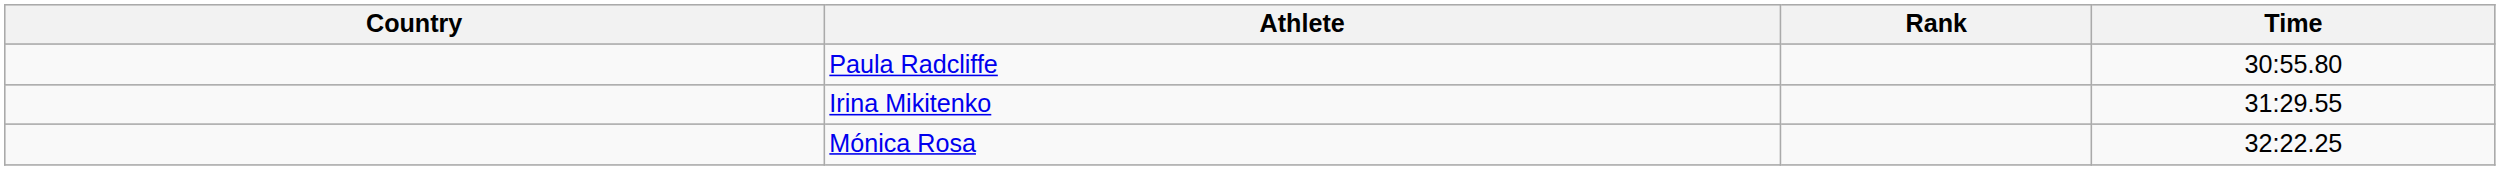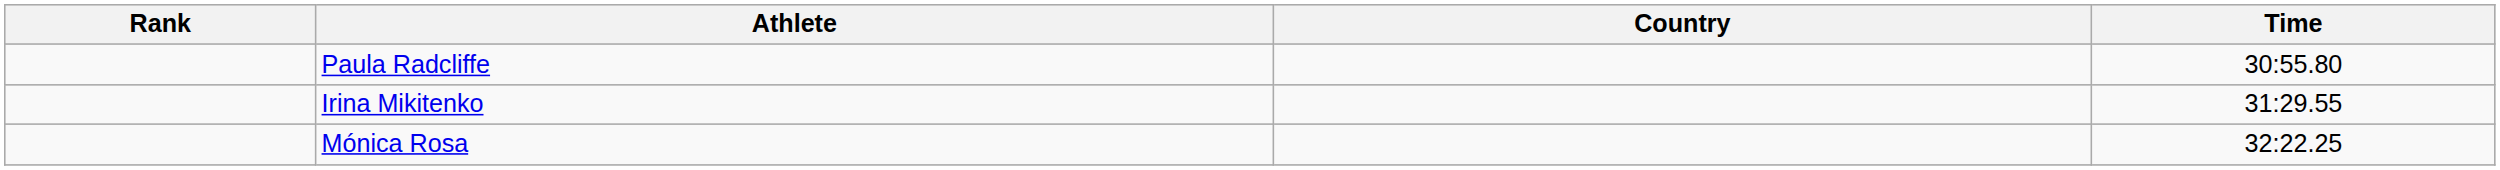columns swapped: (1936, 24) <-> (414, 24)
